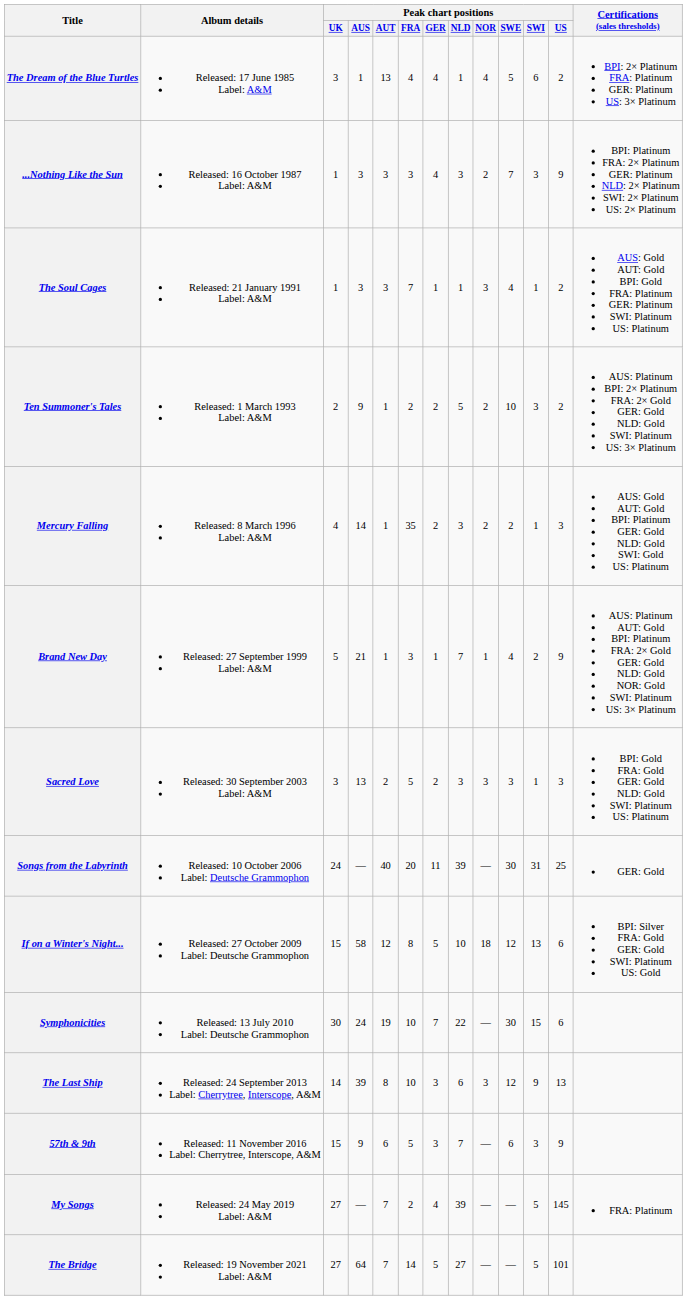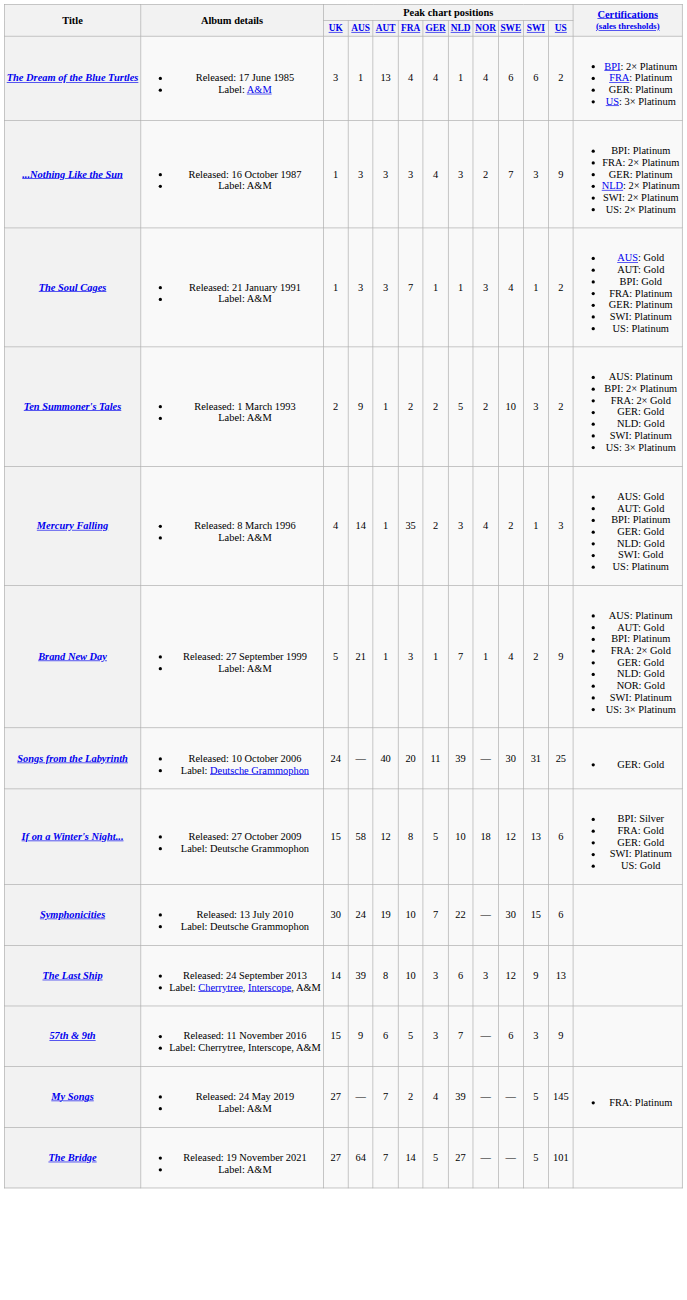(511, 78) 5 -> (511, 78) 6
(486, 526) 2 -> (486, 526) 4
- row: (73, 781)
